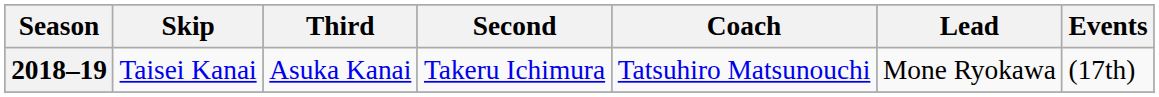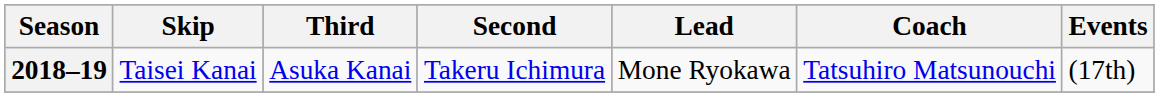columns swapped: (969, 26) <-> (744, 26)
